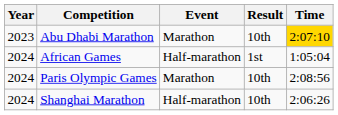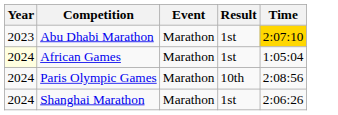(259, 36) 10th -> (228, 36) 1st
(21, 57) no background -> (21, 57) lightyellow background
(202, 57) Half-marathon -> (189, 57) Marathon
(202, 99) Half-marathon -> (189, 99) Marathon
(259, 99) 10th -> (228, 99) 1st
